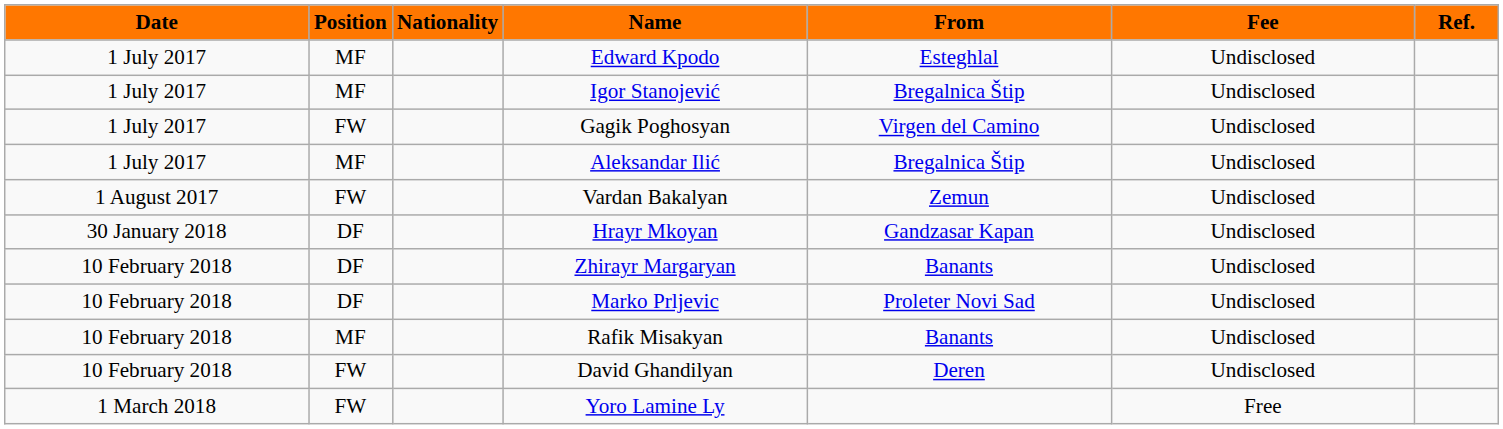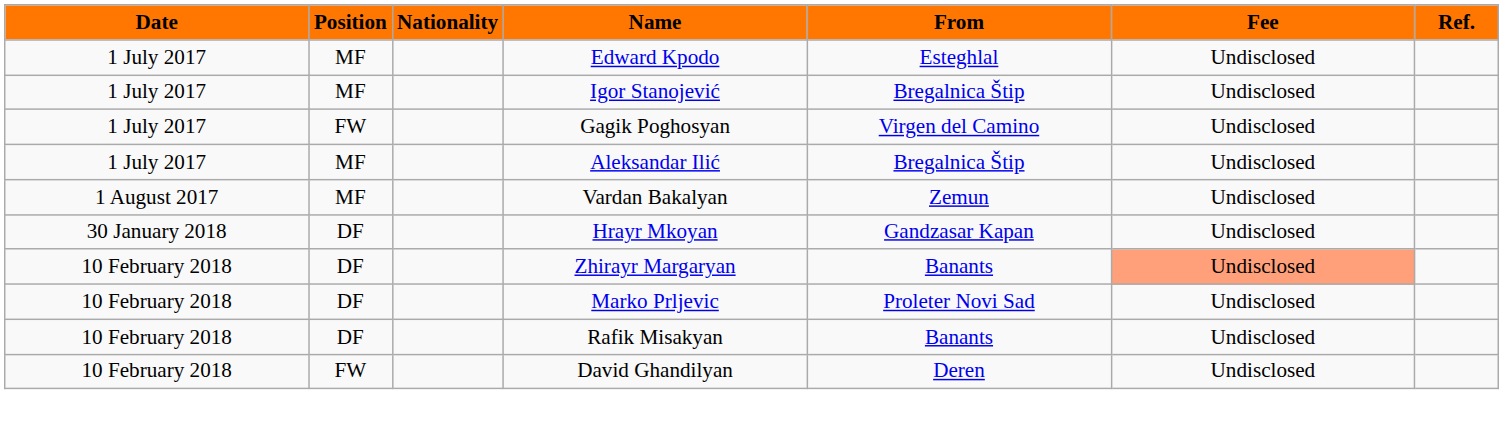(350, 196) FW -> (350, 196) MF
(1263, 266) no background -> (1263, 266) lightsalmon background
(350, 336) MF -> (350, 336) DF
- row: (655, 406)
